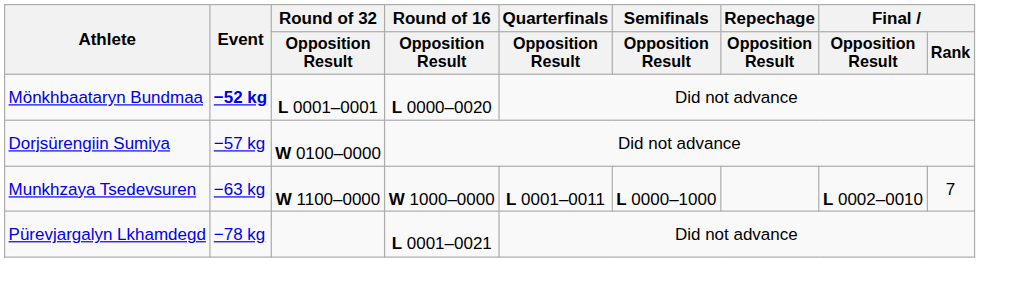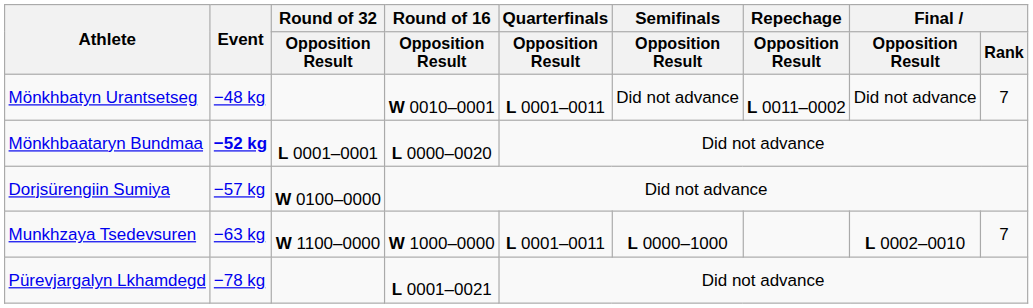+ row: (103, 98)
